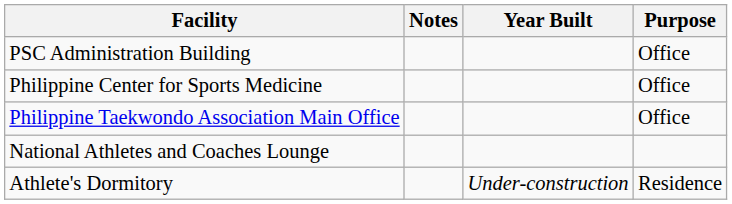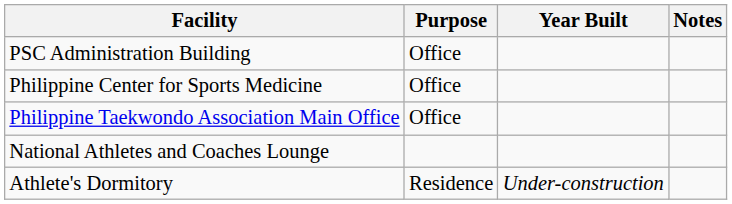columns swapped: (680, 20) <-> (434, 20)
